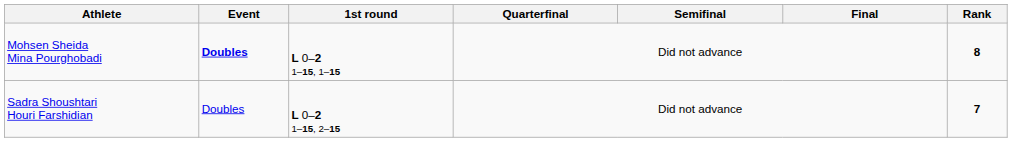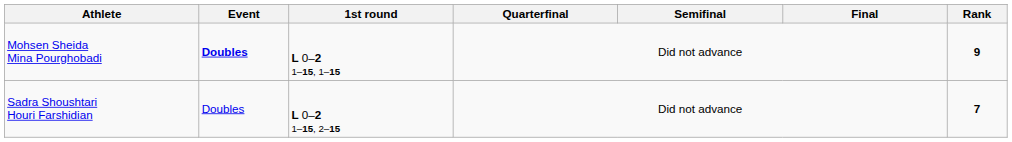(977, 52) 8 -> (977, 52) 9
